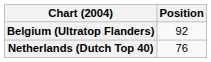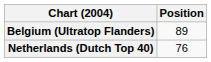(182, 31) 92 -> (182, 31) 89
